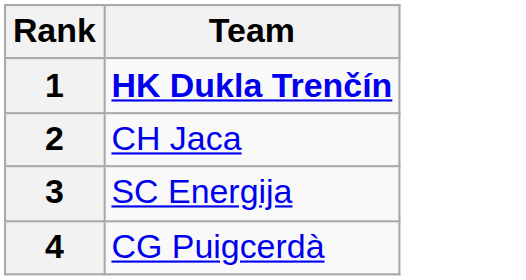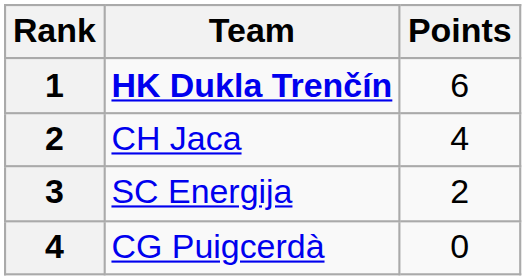+ column: (460, 31)
